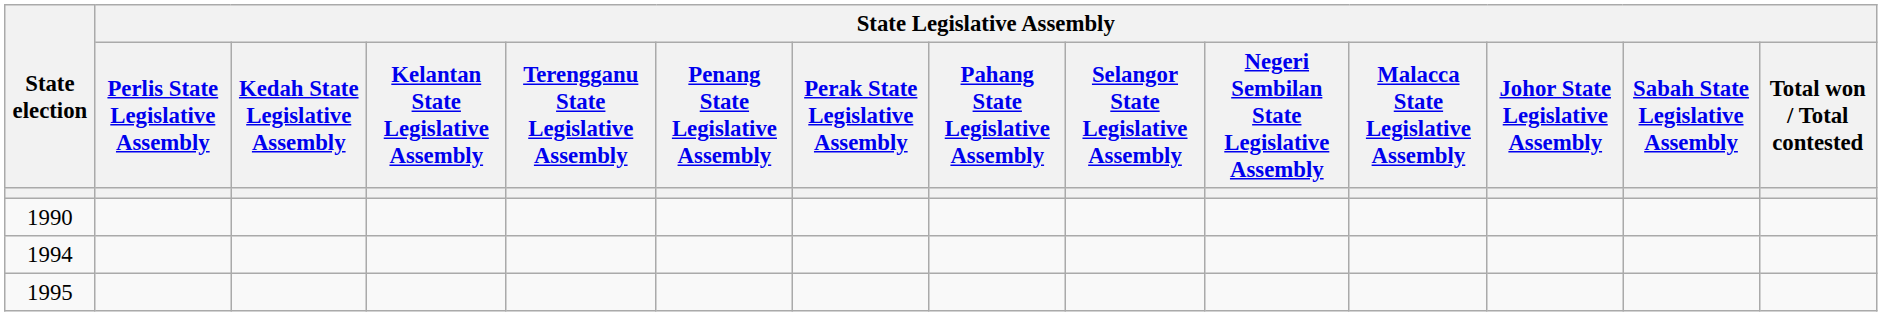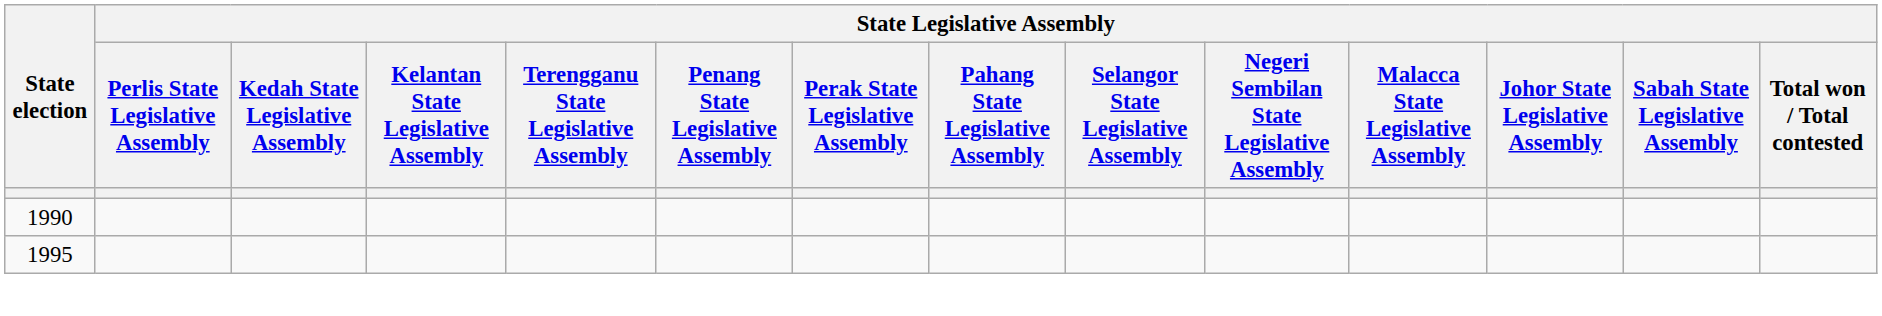- row: (50, 254)
